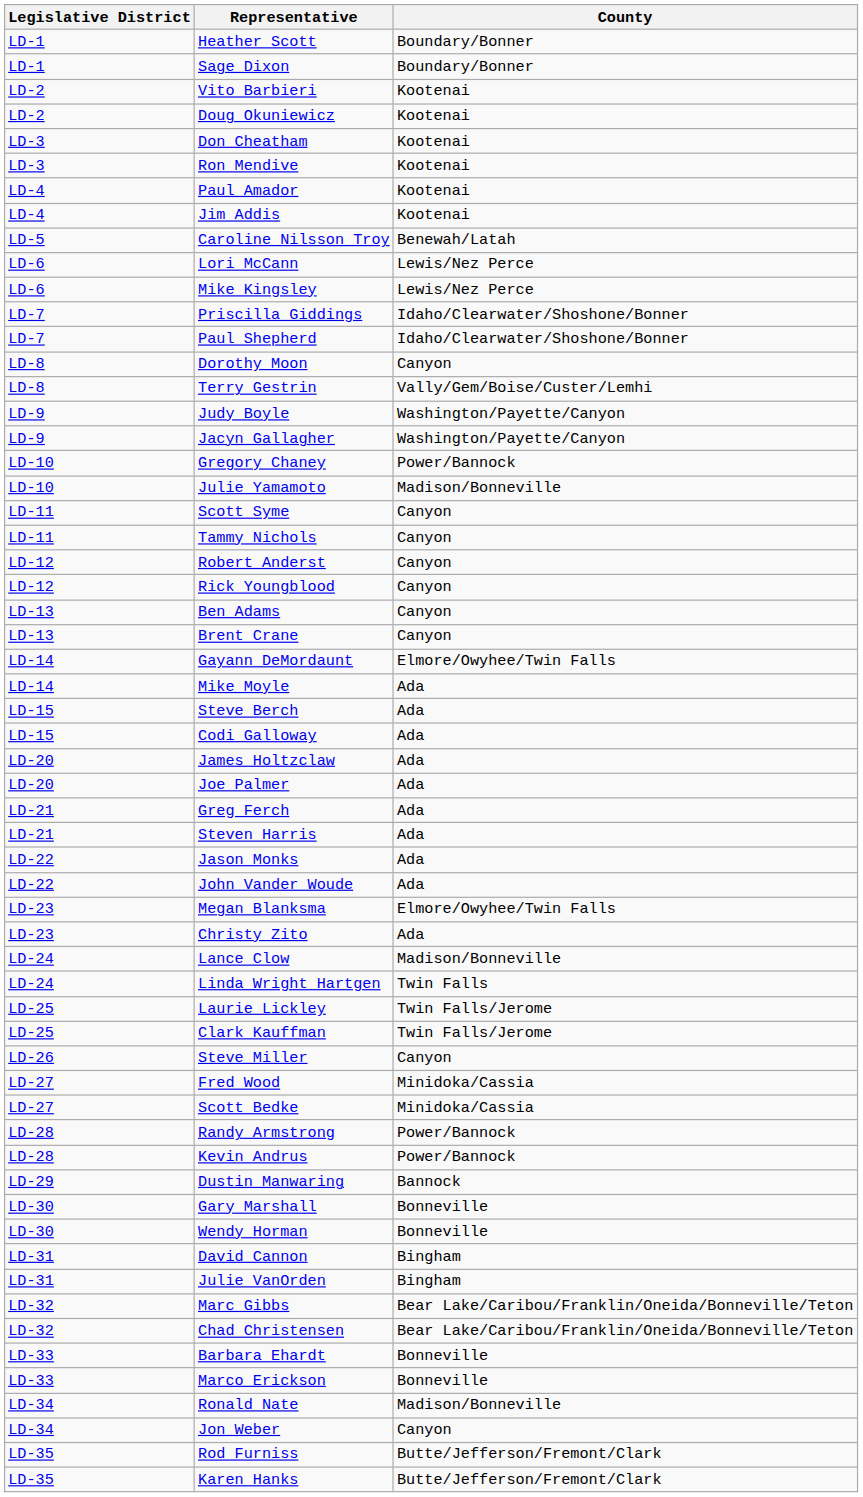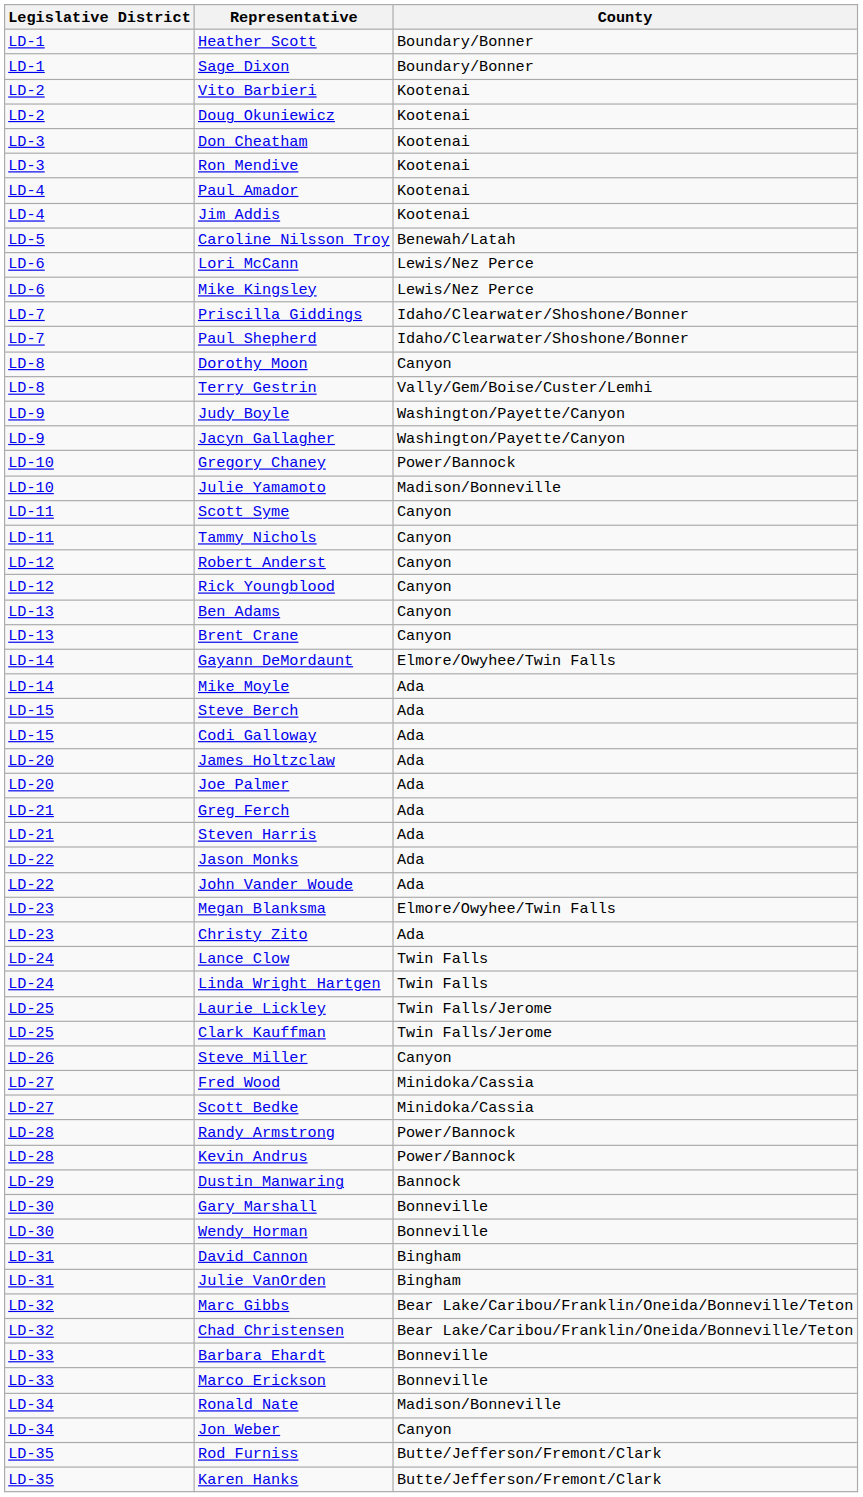(479, 959) Madison/Bonneville -> (443, 959) Twin Falls
